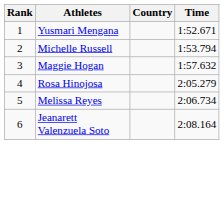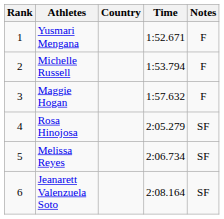+ column: (203, 13)
